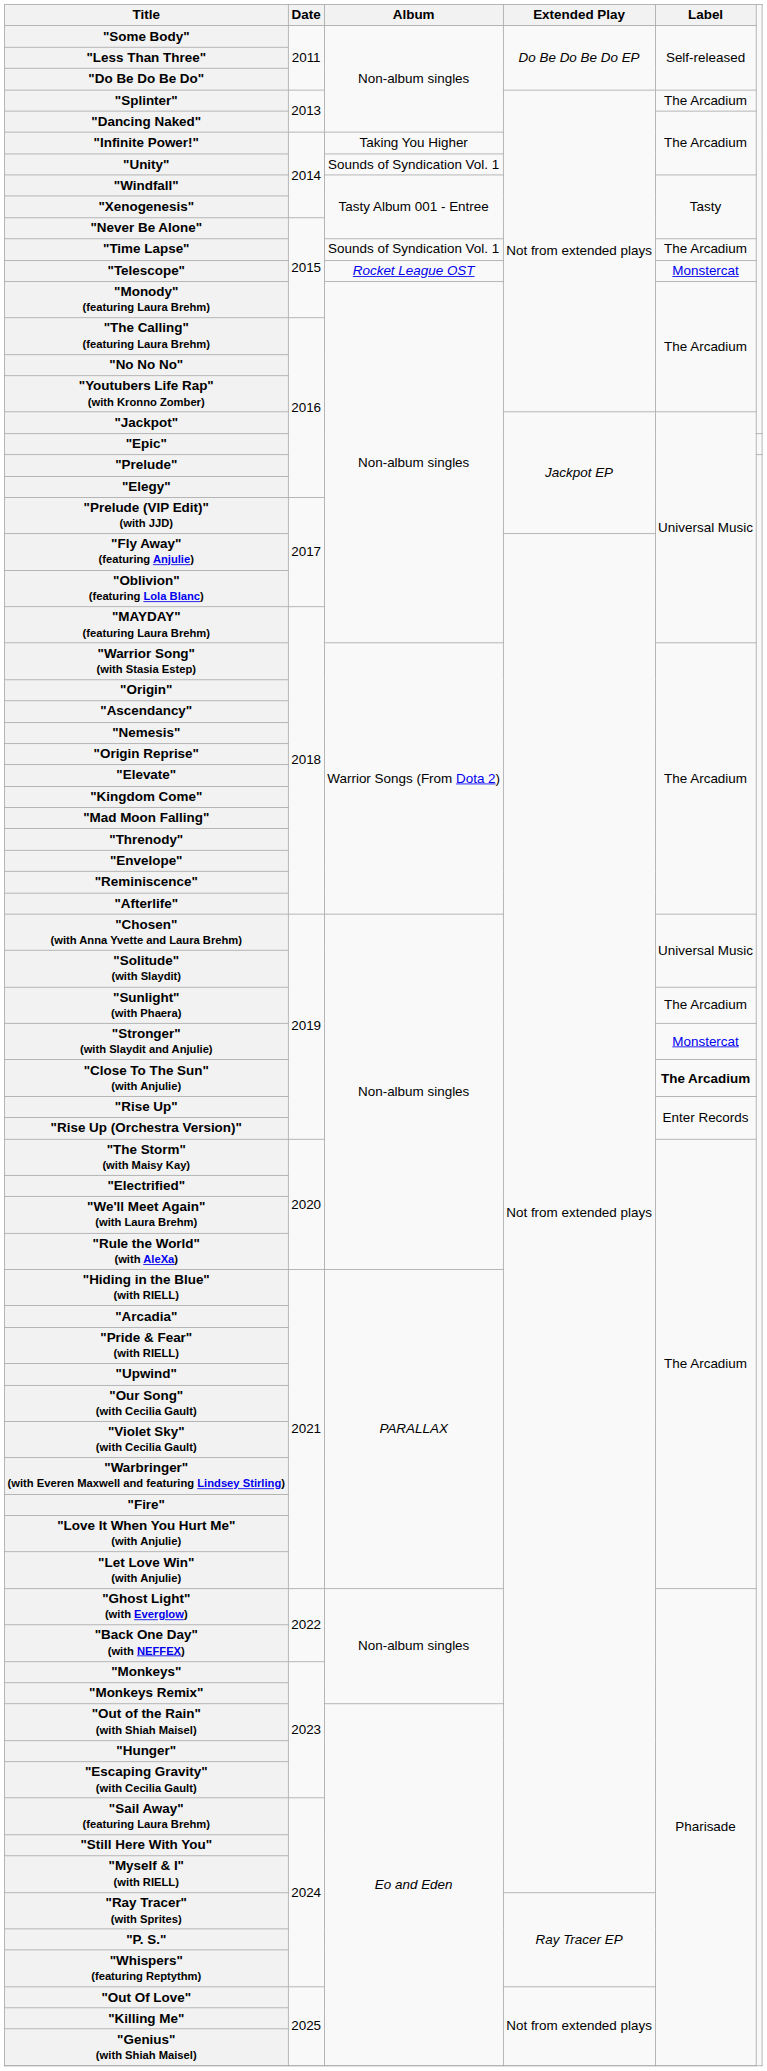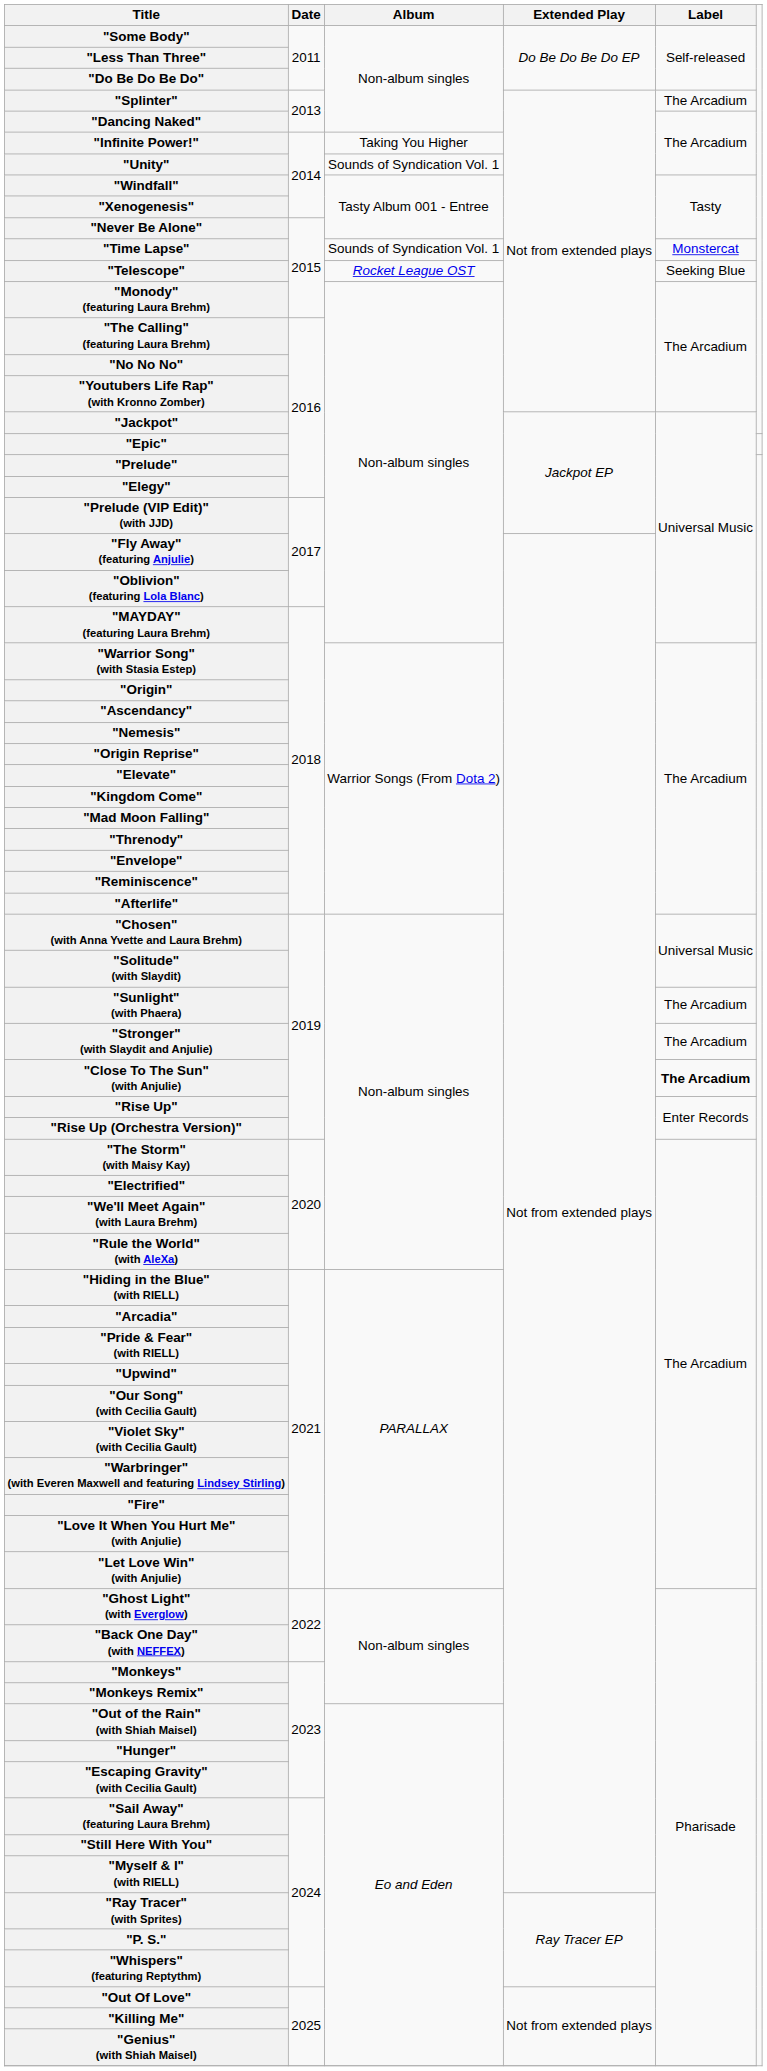(706, 249) The Arcadium -> (706, 249) Monstercat
(706, 270) Monstercat -> (706, 270) Seeking Blue
(706, 1041) Monstercat -> (706, 1041) The Arcadium
